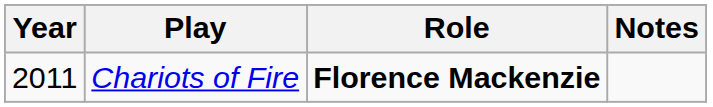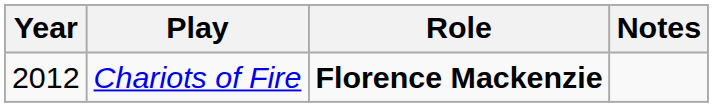(45, 76) 2011 -> (46, 76) 2012
